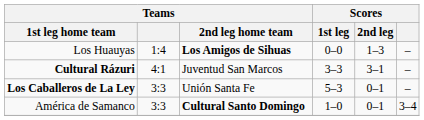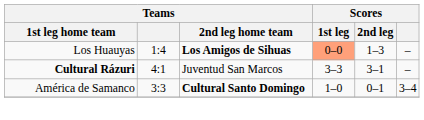(333, 50) no background -> (333, 50) lightsalmon background
- row: (71, 87)
